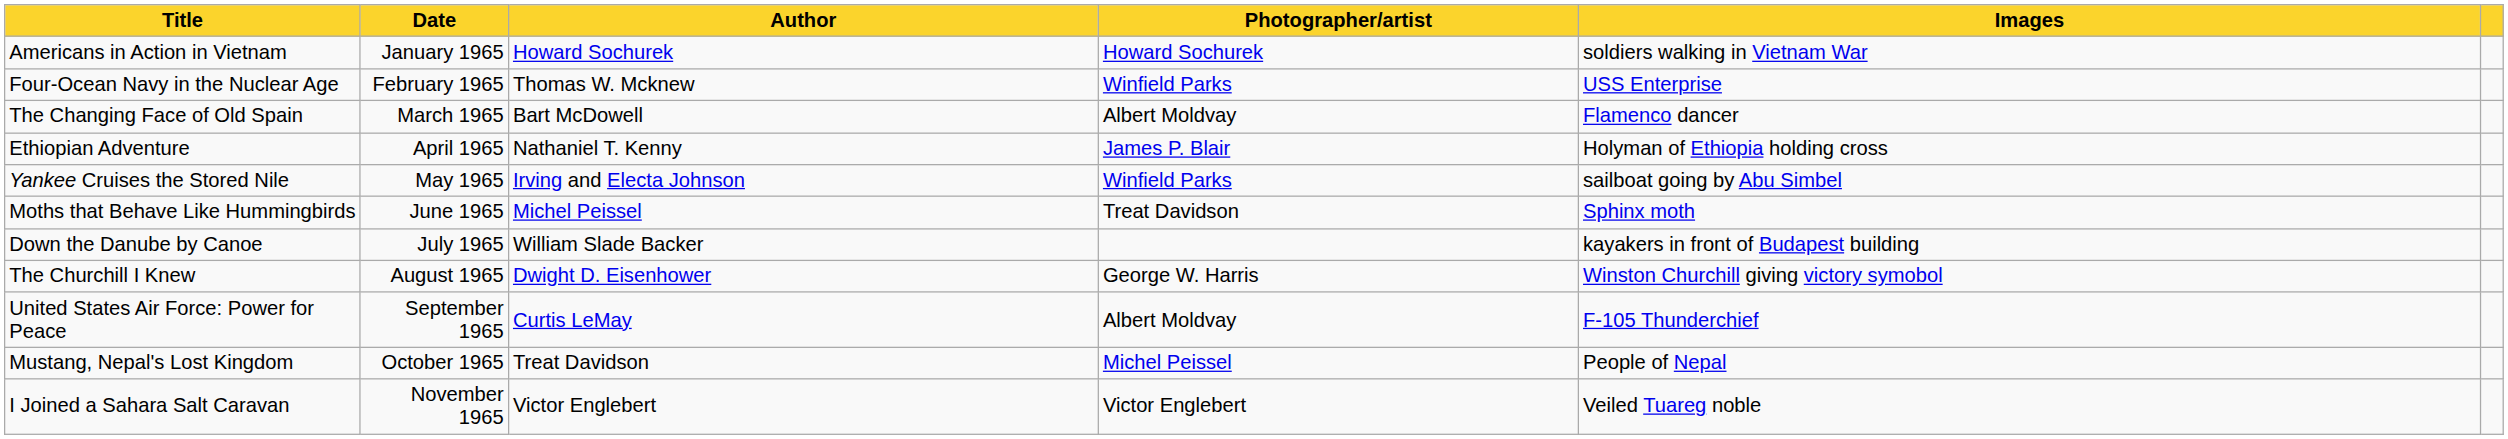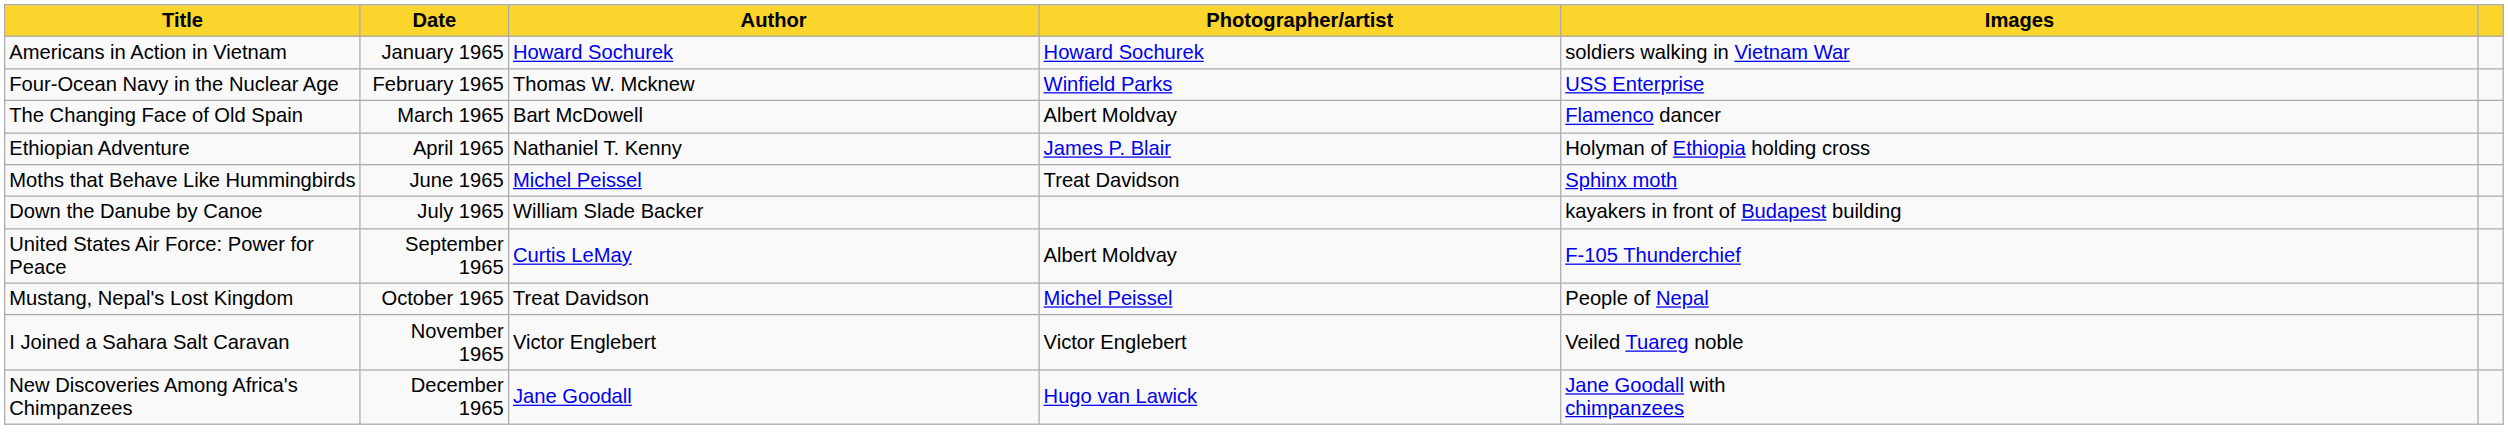- row: (149, 180)
- row: (102, 276)
+ row: (153, 396)
